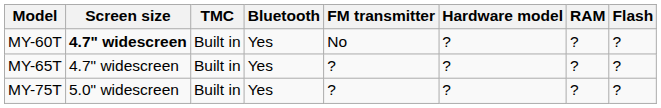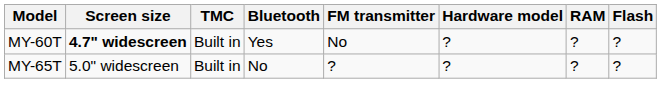(124, 66) 4.7" widescreen -> (124, 66) 5.0" widescreen
(260, 66) Yes -> (258, 66) No
- row: (35, 90)
